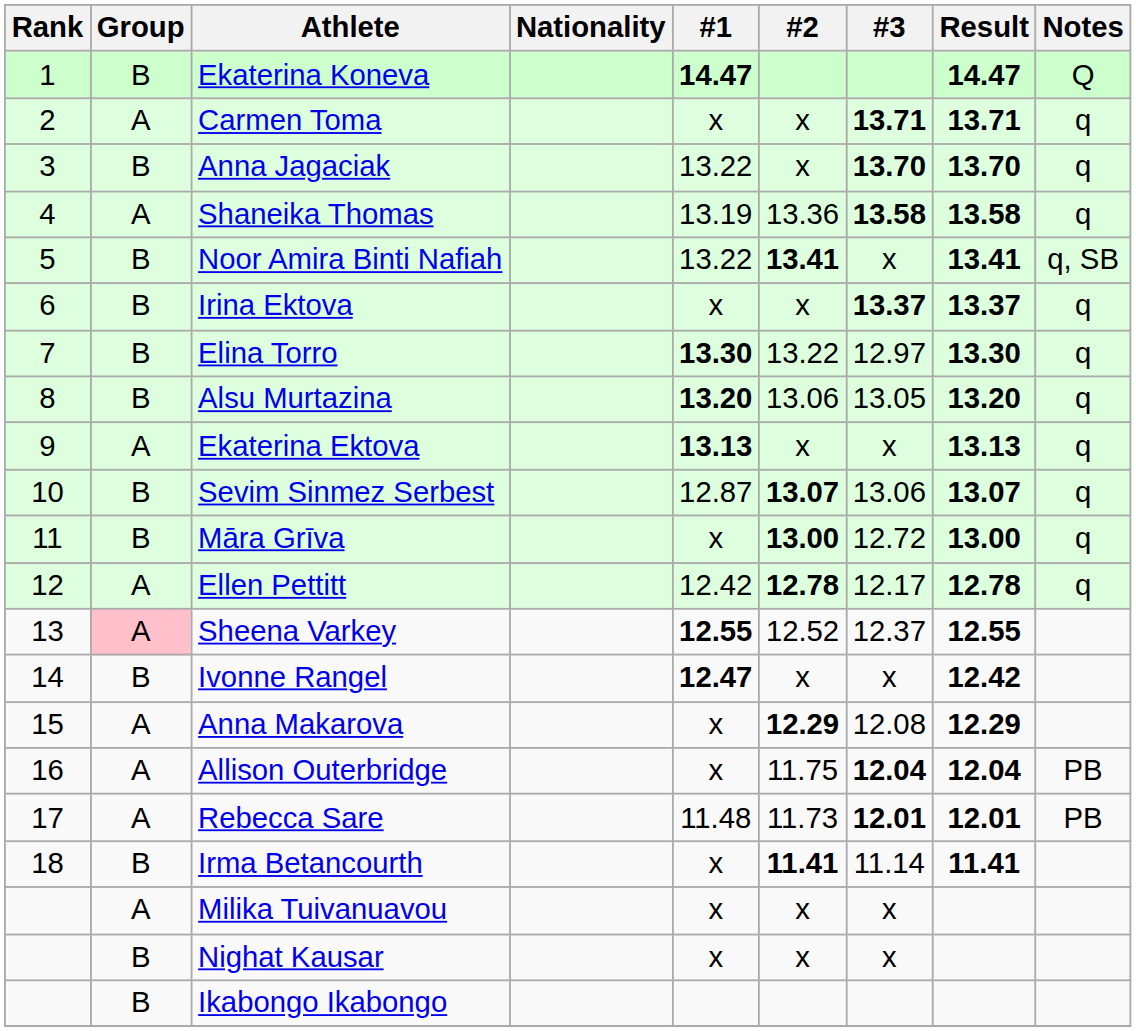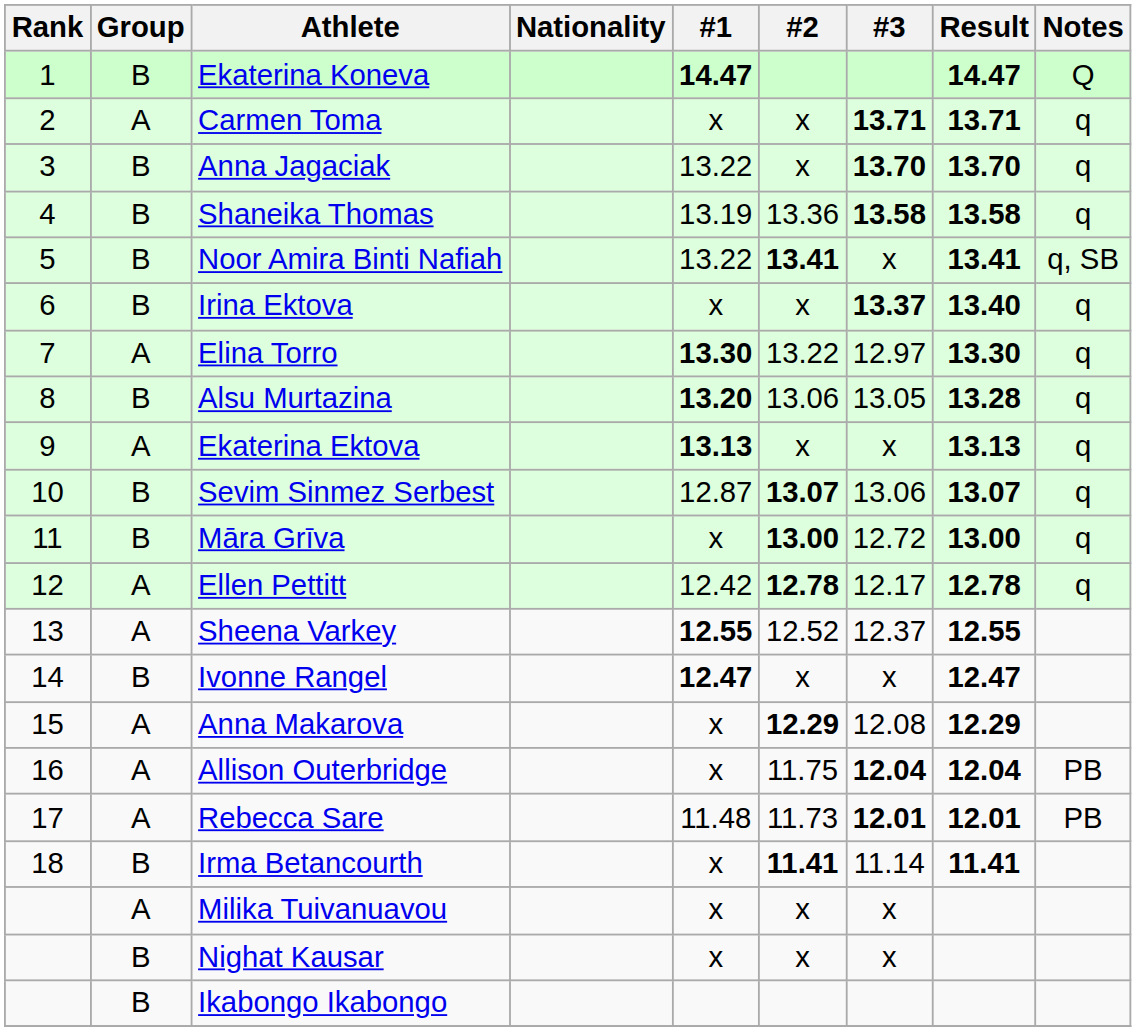(141, 213) A -> (141, 213) B
(984, 306) 13.37 -> (984, 306) 13.40
(141, 352) B -> (141, 352) A
(984, 399) 13.20 -> (984, 399) 13.28
(141, 631) pink background -> (141, 631) no background
(984, 677) 12.42 -> (984, 677) 12.47
